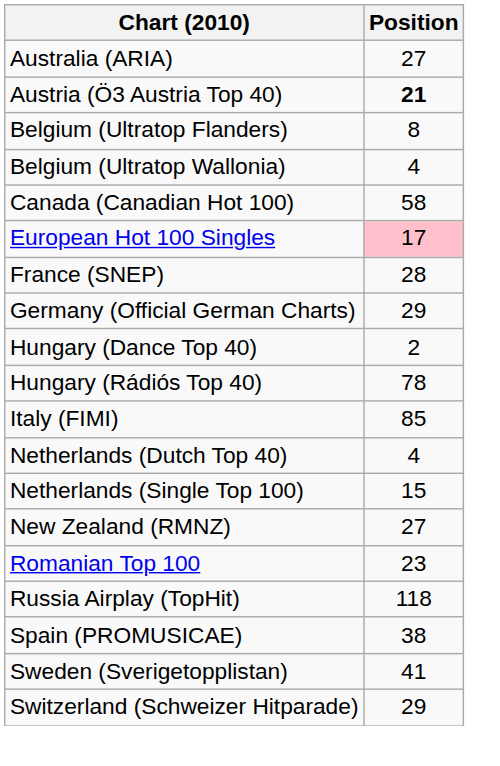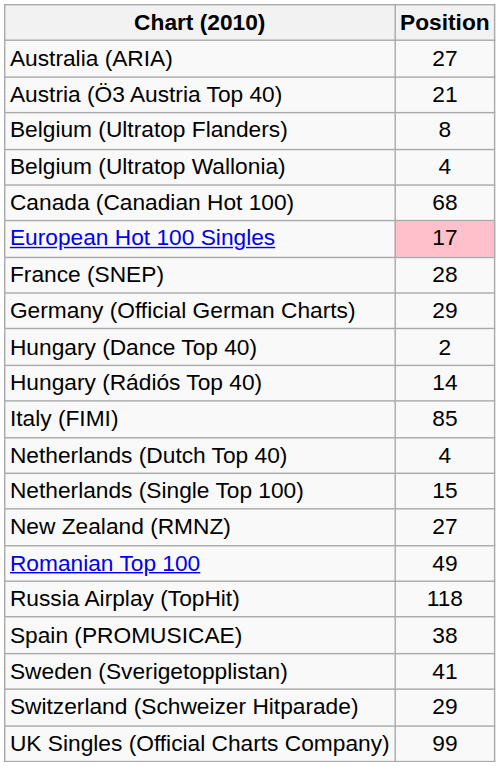(414, 94) bold -> (445, 94) normal
(414, 202) 58 -> (445, 202) 68
(414, 382) 78 -> (445, 382) 14
(414, 563) 23 -> (445, 563) 49
+ row: (200, 743)
